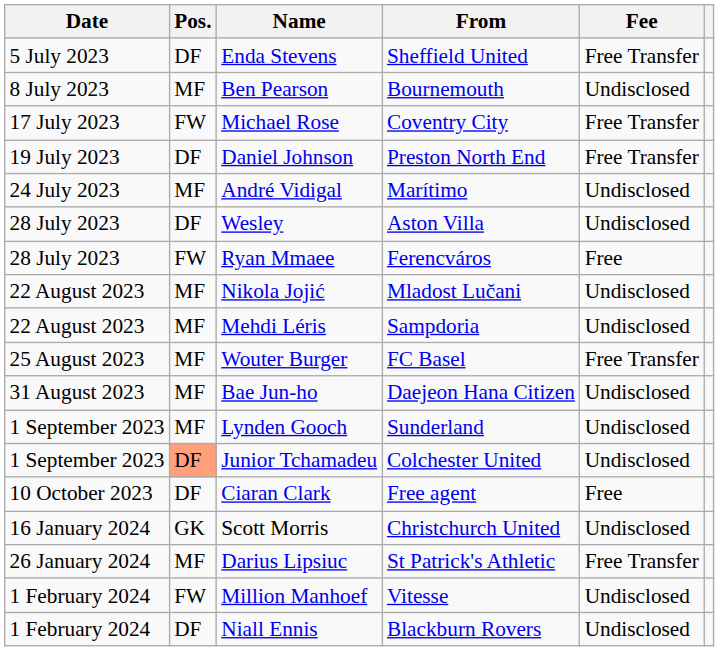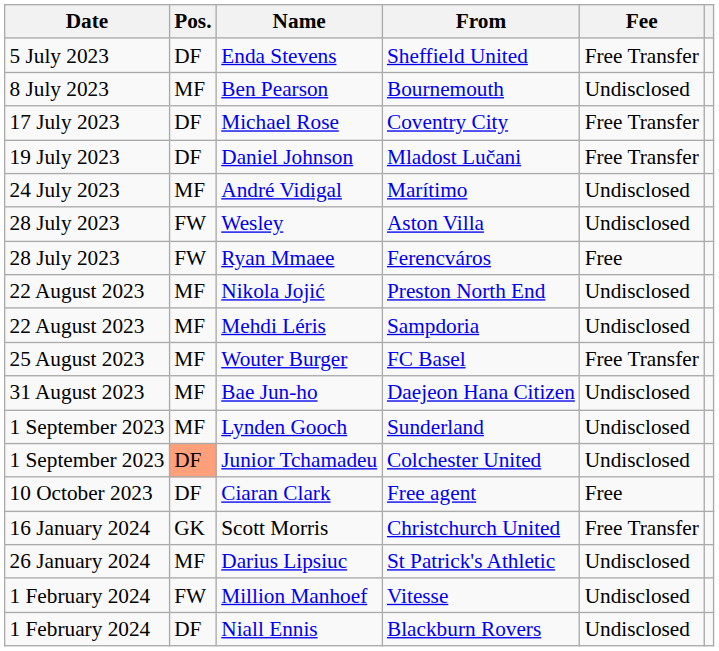(190, 122) FW -> (188, 122) DF
(466, 156) Preston North End -> (454, 156) Mladost Lučani
(188, 223) DF -> (190, 223) FW
(454, 291) Mladost Lučani -> (466, 291) Preston North End
(637, 527) Undisclosed -> (642, 527) Free Transfer
(642, 561) Free Transfer -> (637, 561) Undisclosed
